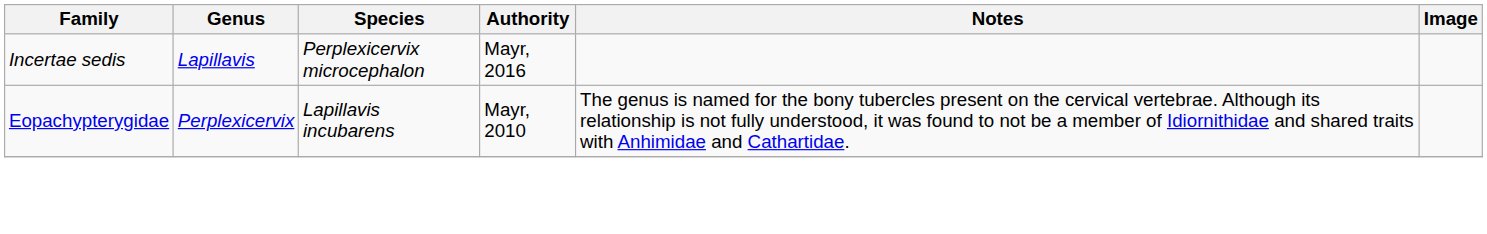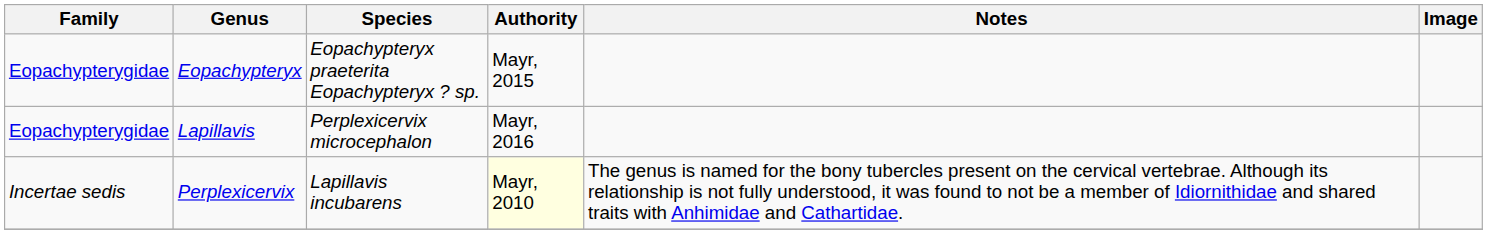+ row: (240, 70)
(67, 59) Incertae sedis -> (89, 131) Eopachypterygidae
(89, 120) Eopachypterygidae -> (67, 192) Incertae sedis
(507, 120) no background -> (515, 192) lightyellow background
